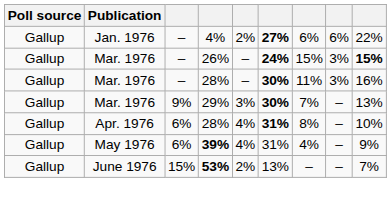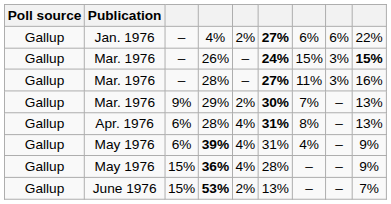(275, 81) 30% -> (275, 81) 27%
(245, 102) 3% -> (245, 102) 2%
(369, 124) 10% -> (369, 124) 13%
+ row: (125, 167)
